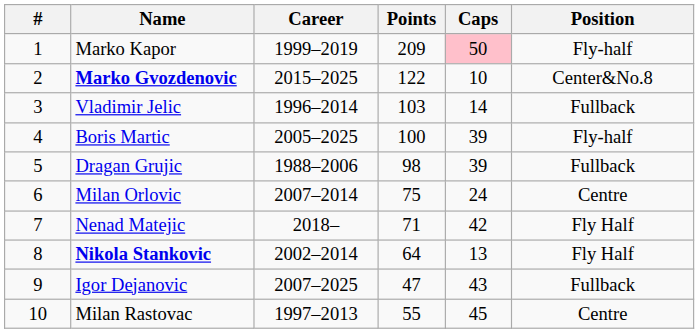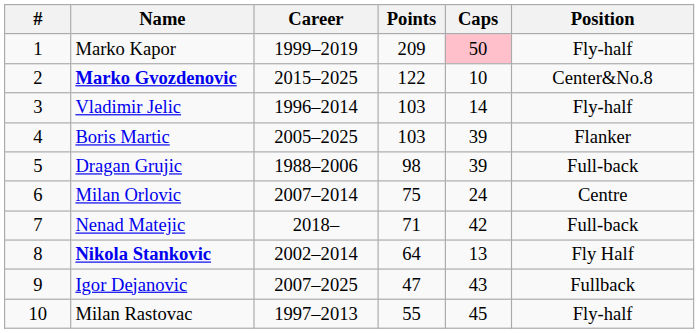(603, 107) Fullback -> (603, 107) Fly-half
(412, 136) 100 -> (412, 136) 103
(603, 136) Fly-half -> (603, 136) Flanker
(603, 166) Fullback -> (603, 166) Full-back
(603, 225) Fly Half -> (603, 225) Full-back
(603, 313) Centre -> (603, 313) Fly-half
